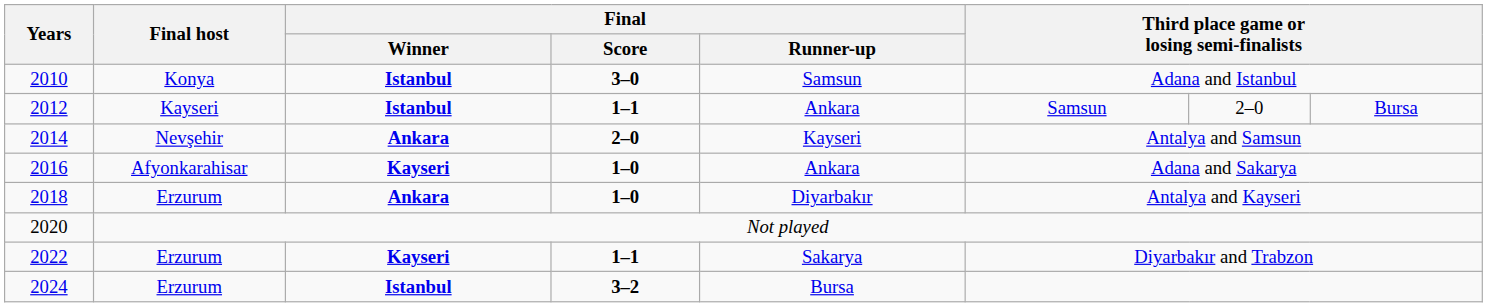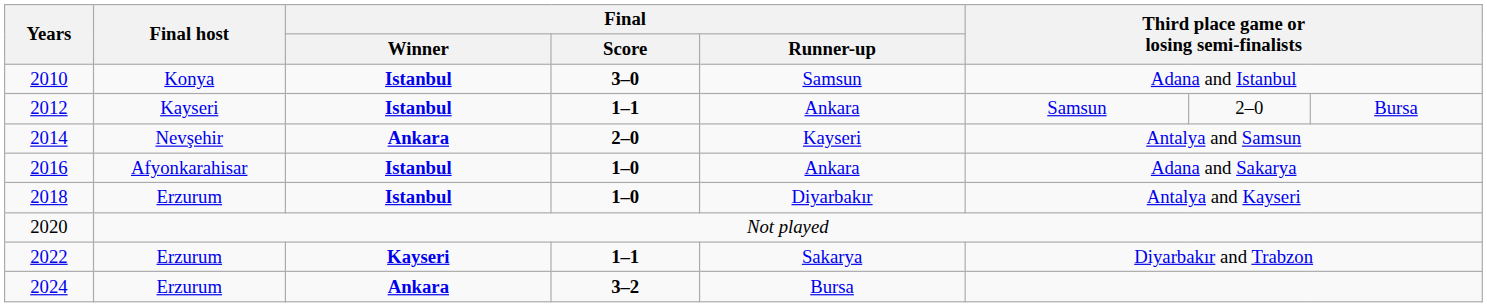(418, 167) Kayseri -> (418, 167) Istanbul
(418, 197) Ankara -> (418, 197) Istanbul
(418, 286) Istanbul -> (418, 286) Ankara
